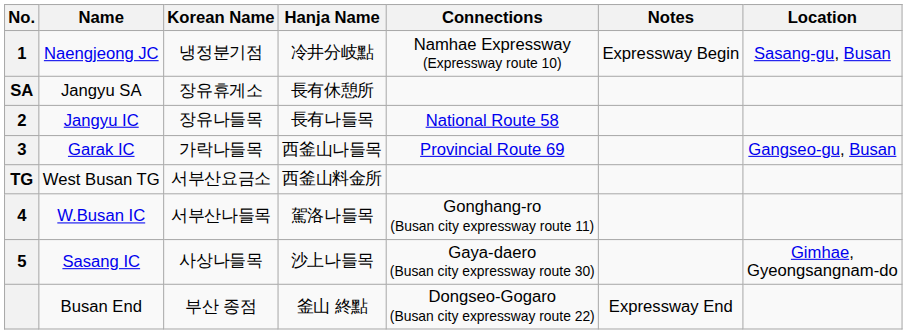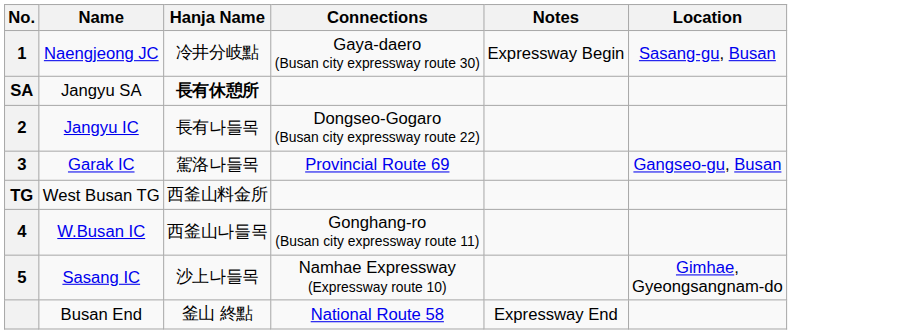- column: (221, 17)
(492, 53) Namhae Expressway (Expressway route 10) -> (377, 53) Gaya-daero (Busan city expressway route 30)
(332, 90) normal -> (217, 90) bold
(492, 120) National Route 58 -> (377, 128) Dongseo-Gogaro (Busan city expressway route 22)
(332, 149) 西釜山나들목 -> (217, 164) 駕洛나들목
(332, 216) 駕洛나들목 -> (217, 231) 西釜山나들목
(492, 261) Gaya-daero (Busan city expressway route 30) -> (377, 277) Namhae Expressway (Expressway route 10)
(492, 306) Dongseo-Gogaro (Busan city expressway route 22) -> (377, 314) National Route 58
